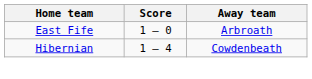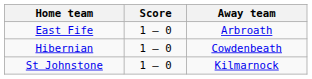(156, 48) 1 – 4 -> (156, 48) 1 – 0
+ row: (64, 65)
